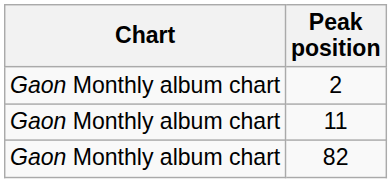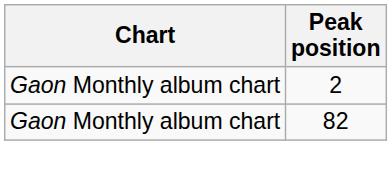- row: (336, 121)
